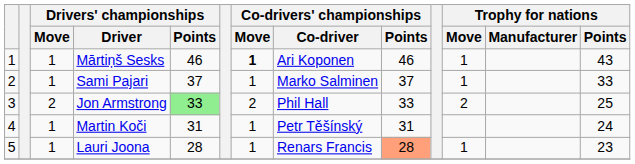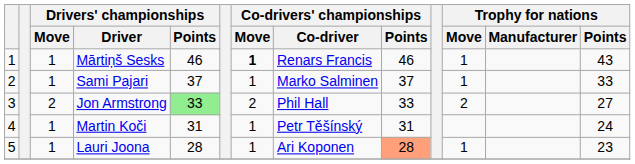(316, 59) Ari Koponen -> (324, 59) Renars Francis
(605, 103) 25 -> (605, 103) 27
(324, 148) Renars Francis -> (316, 148) Ari Koponen
